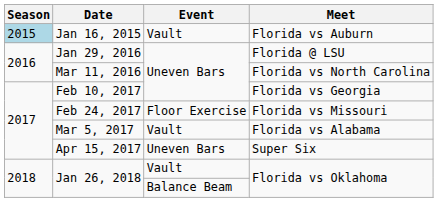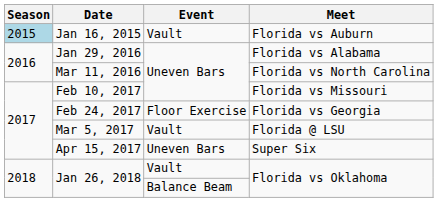(298, 53) Florida @ LSU -> (316, 53) Florida vs Alabama
(316, 91) Florida vs Georgia -> (320, 91) Florida vs Missouri
(320, 110) Florida vs Missouri -> (316, 110) Florida vs Georgia
(316, 130) Florida vs Alabama -> (298, 130) Florida @ LSU
